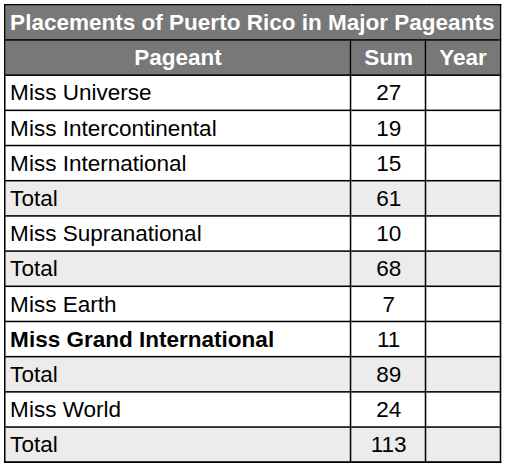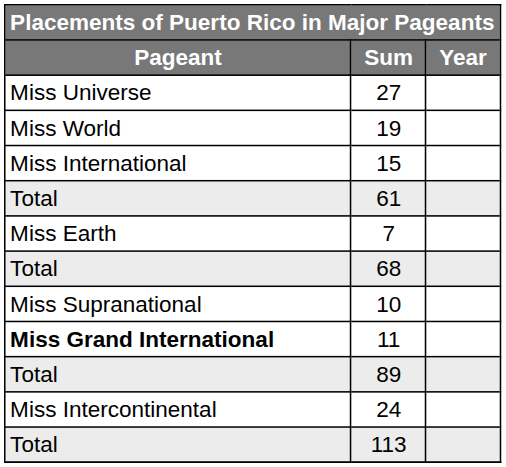(113, 128) Miss Intercontinental -> (66, 128) Miss World
rows swapped: (389, 304) <-> (389, 233)
(66, 409) Miss World -> (113, 409) Miss Intercontinental
